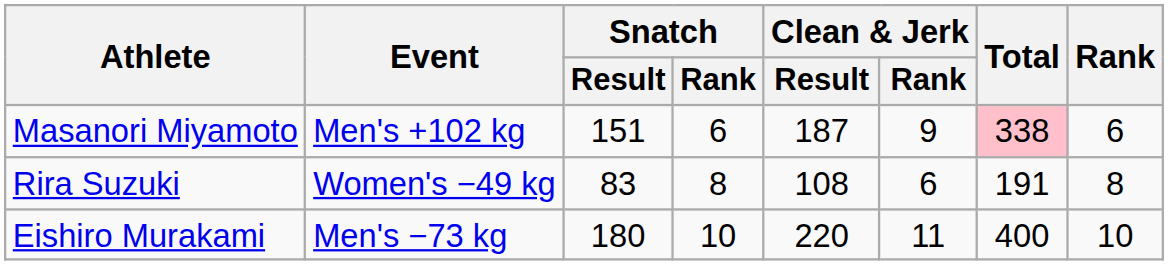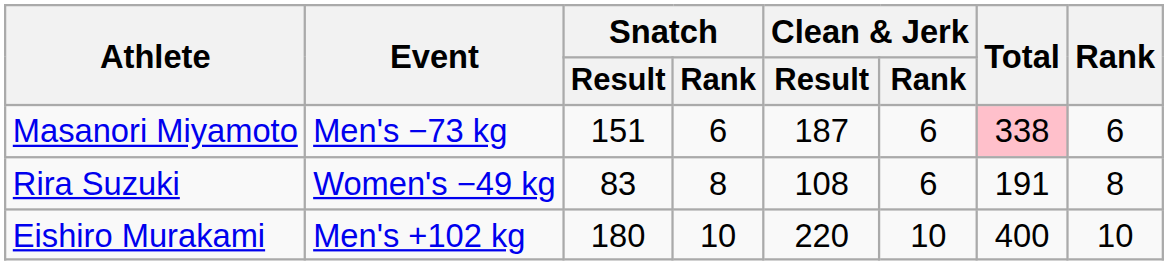(419, 132) Men's +102 kg -> (410, 132) Men's −73 kg
(928, 132) 9 -> (928, 132) 6
(410, 235) Men's −73 kg -> (419, 235) Men's +102 kg
(928, 235) 11 -> (928, 235) 10
